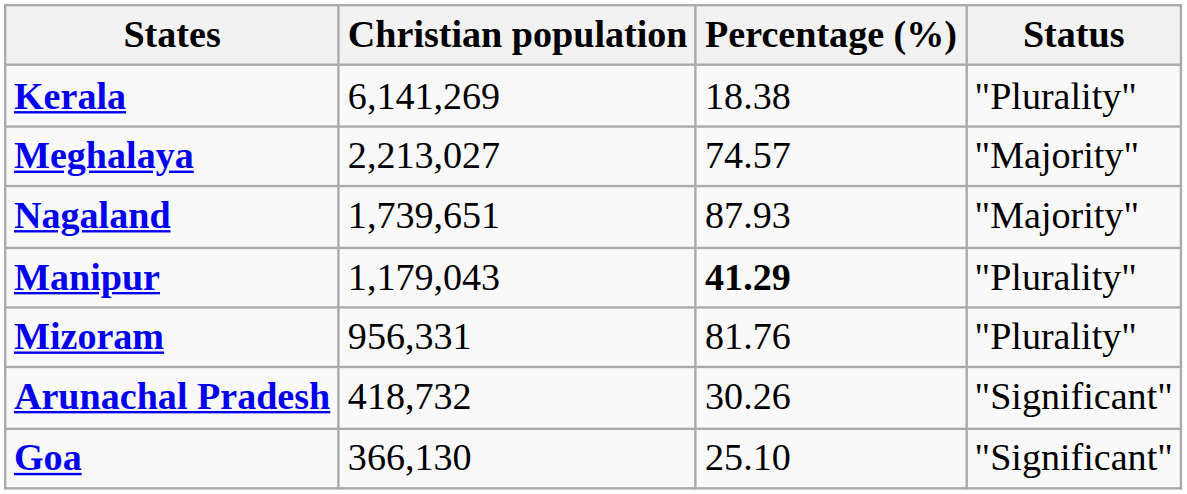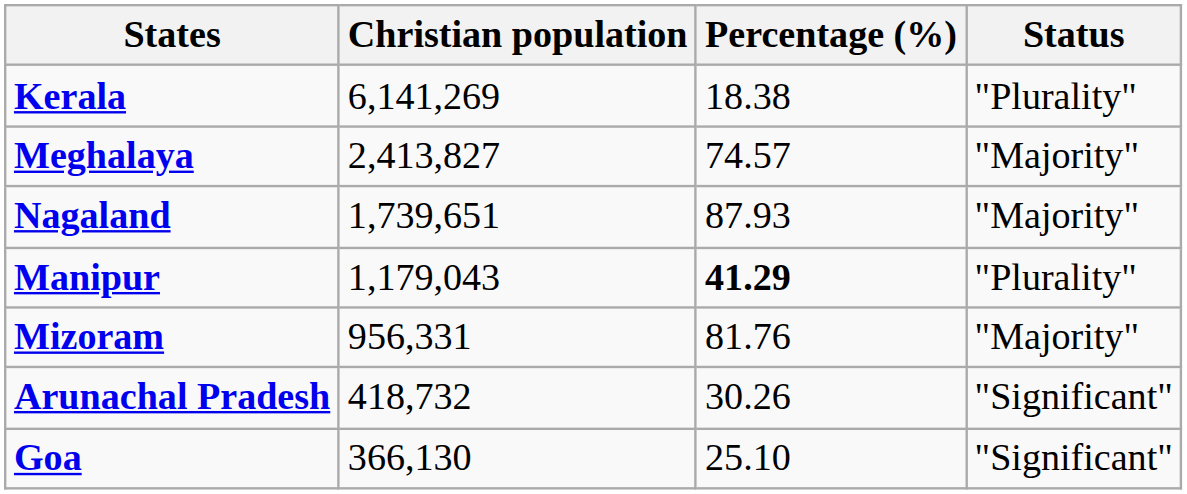(424, 155) 2,213,027 -> (424, 155) 2,413,827
(1056, 336) "Plurality" -> (1057, 336) "Majority"
